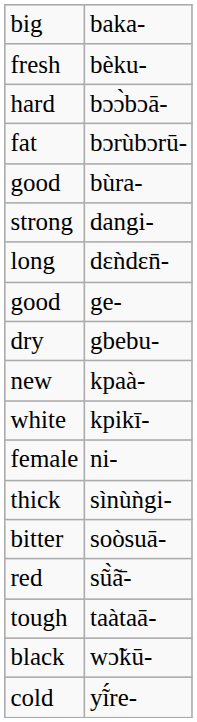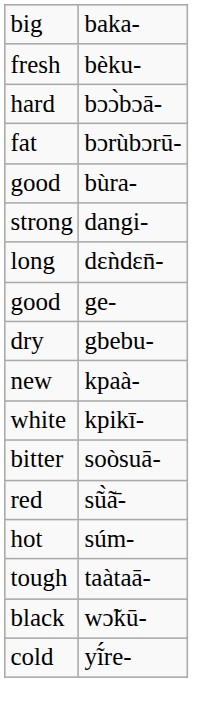- row: (104, 459)
- row: (131, 499)
+ row: (109, 538)
